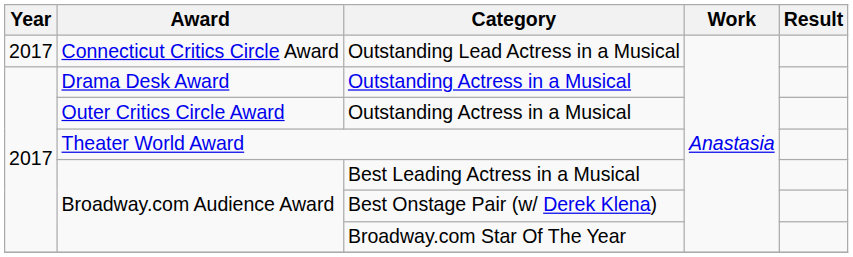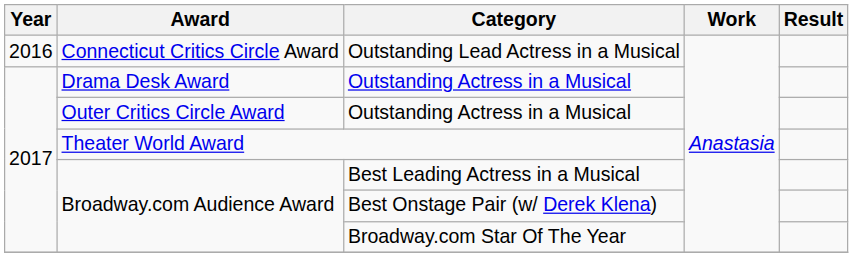(31, 50) 2017 -> (31, 50) 2016
